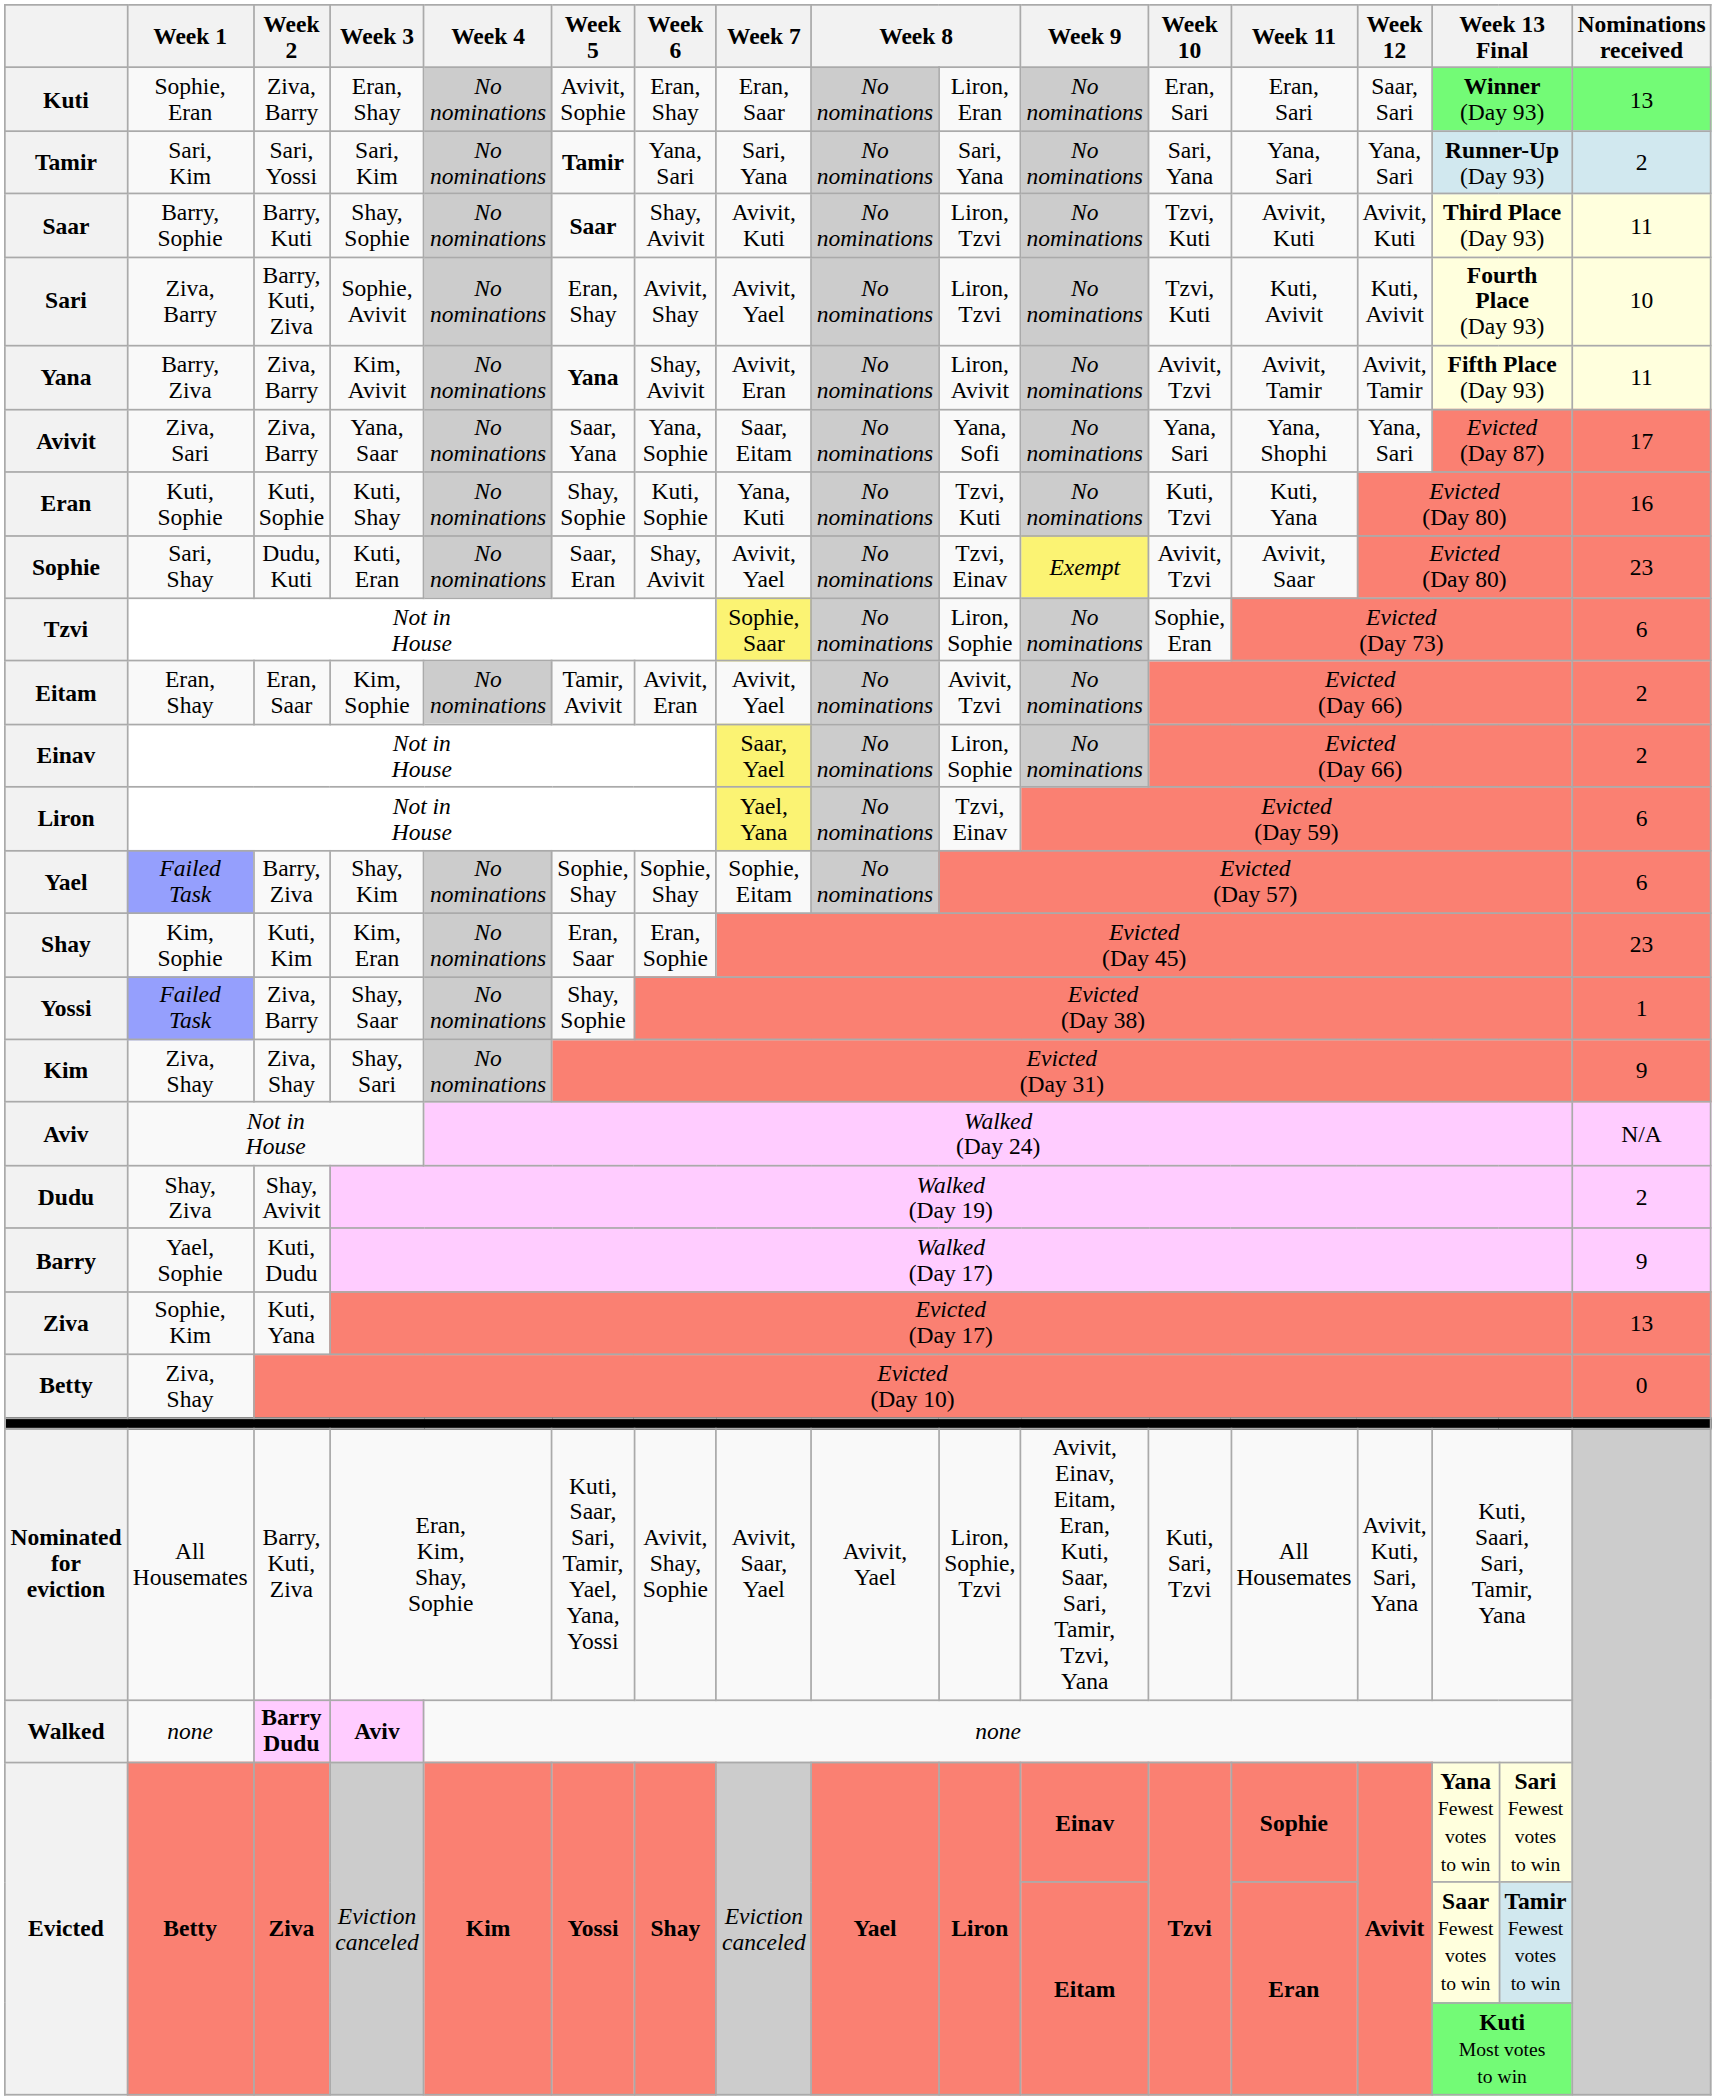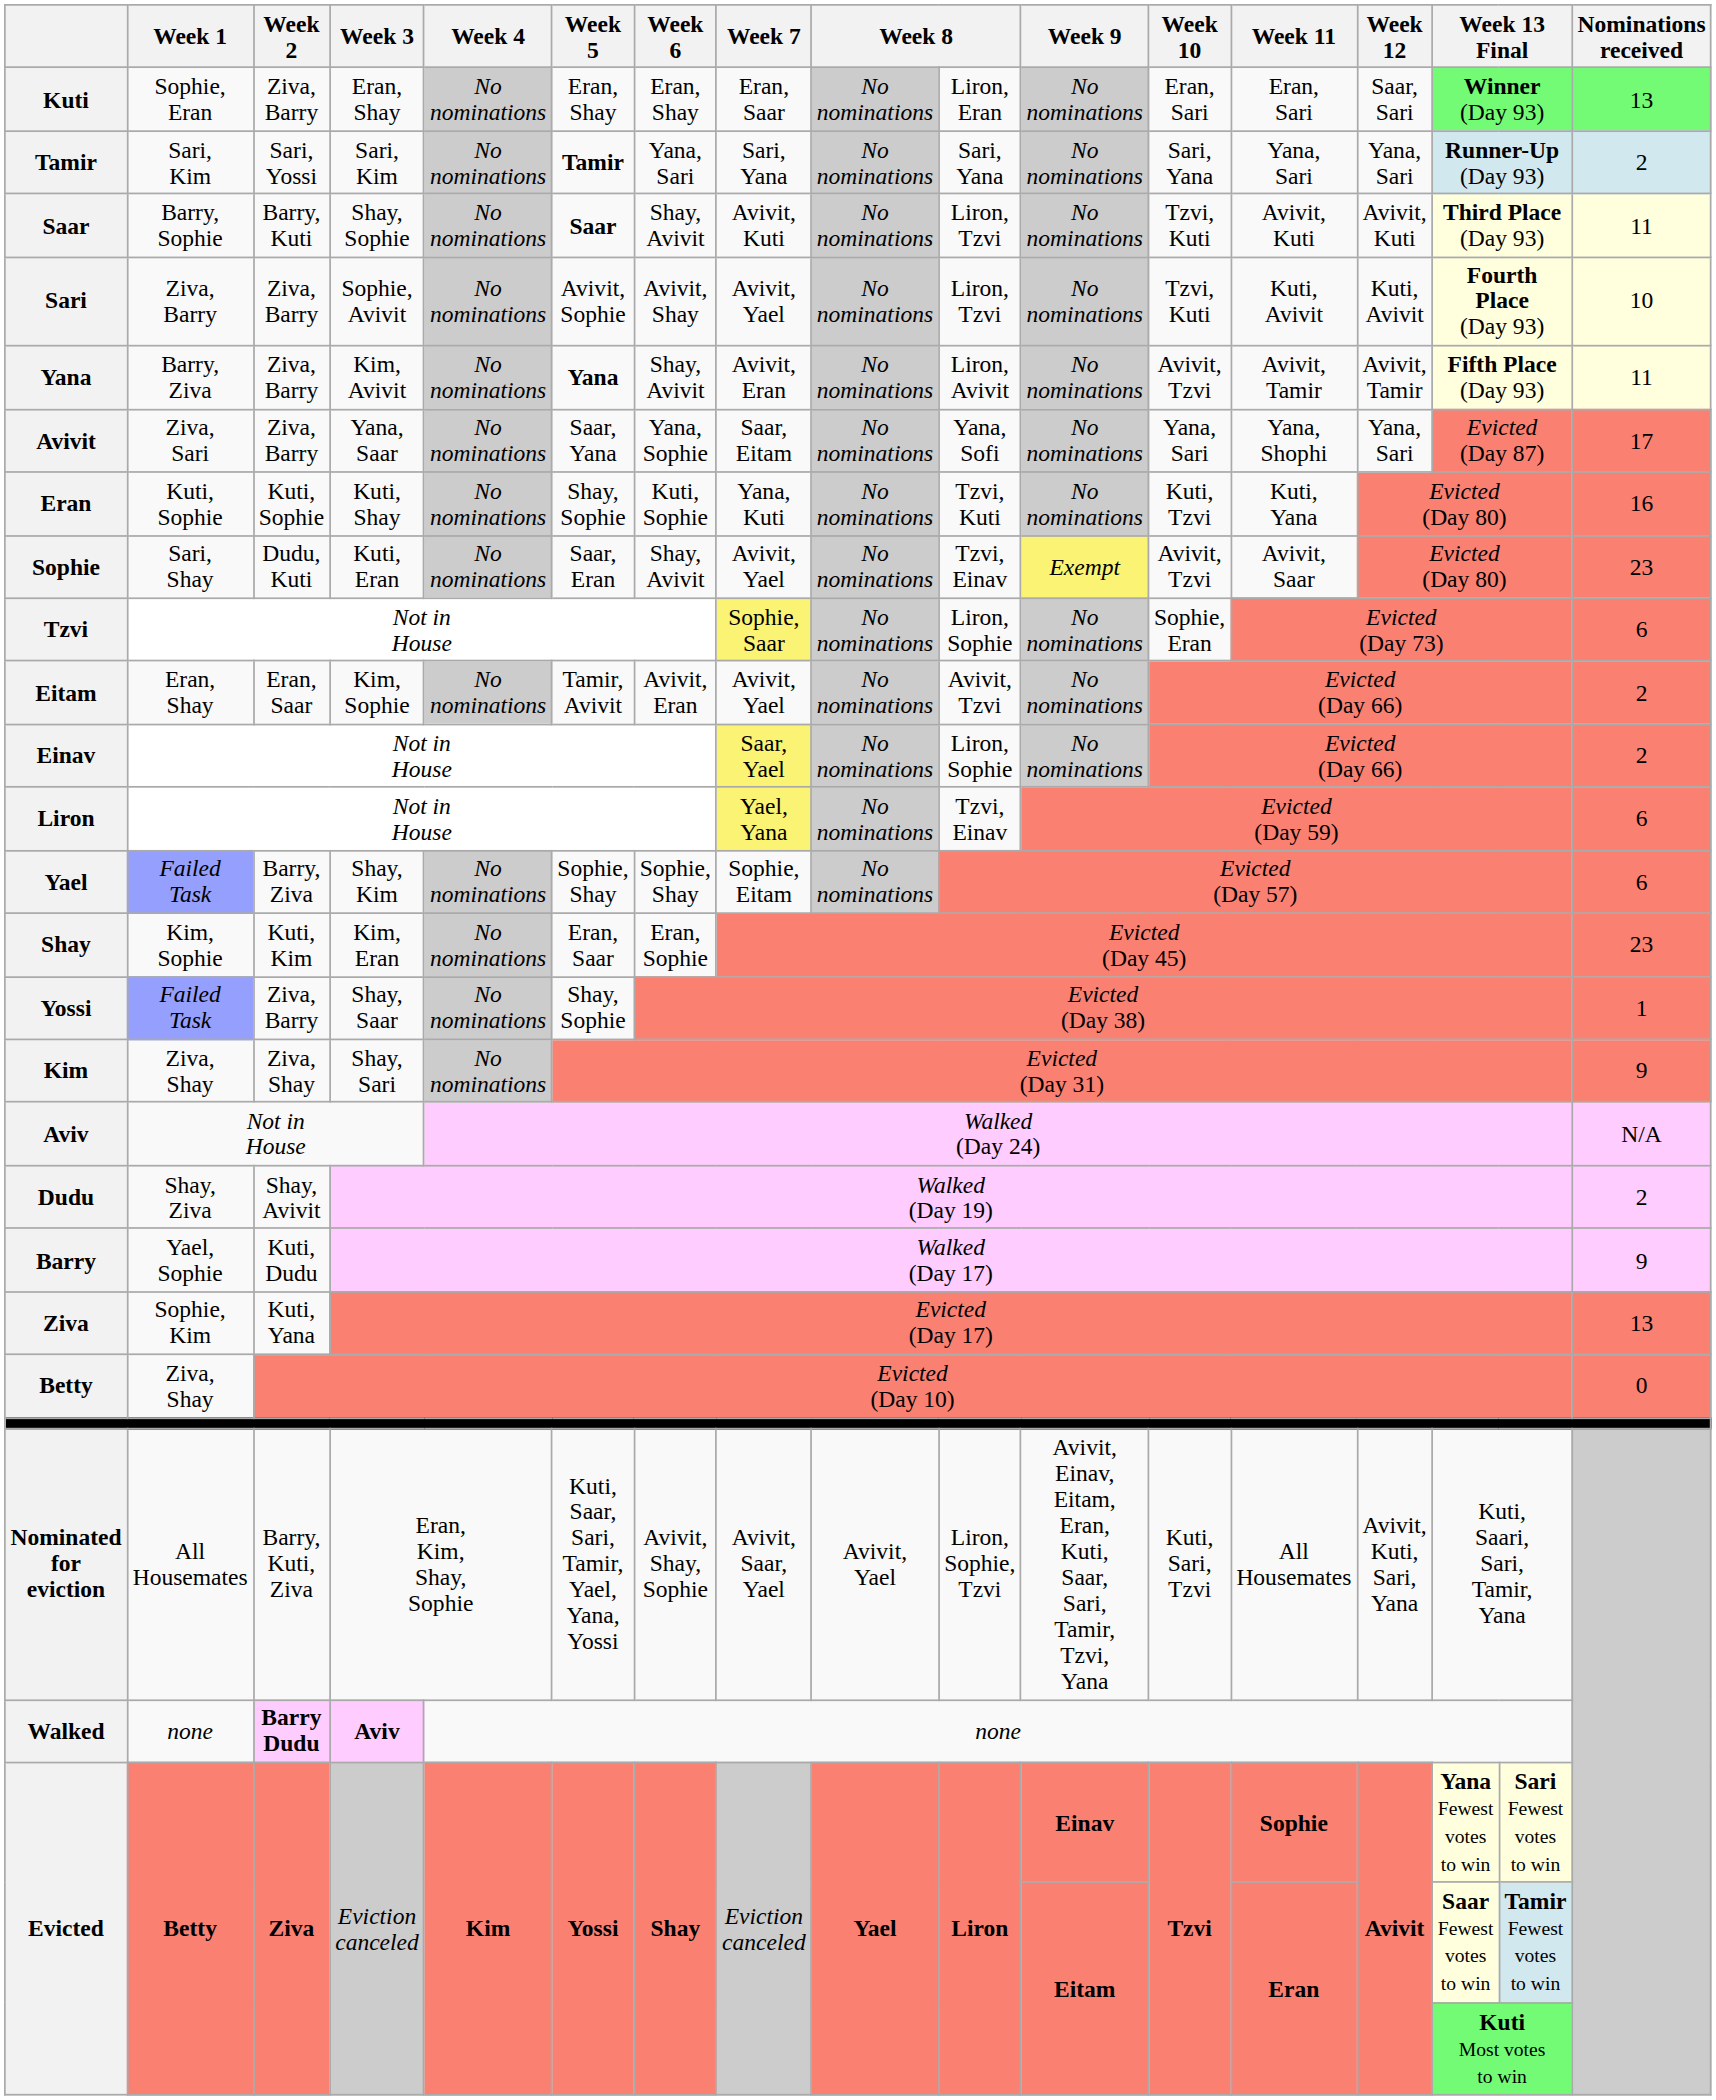(593, 99) Avivit, Sophie -> (593, 99) Eran, Shay
(291, 301) Barry, Kuti, Ziva -> (291, 301) Ziva, Barry
(593, 301) Eran, Shay -> (593, 301) Avivit, Sophie
